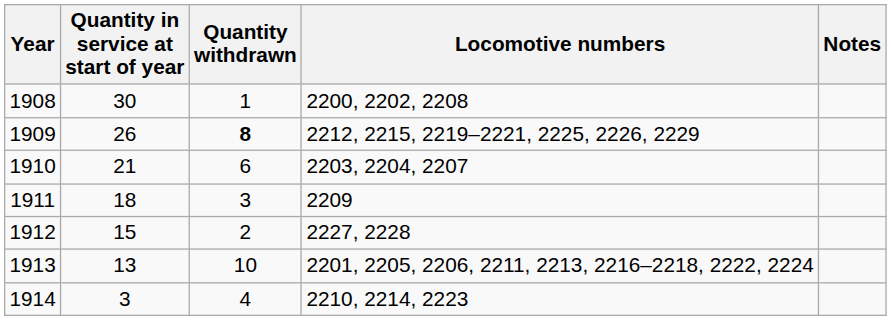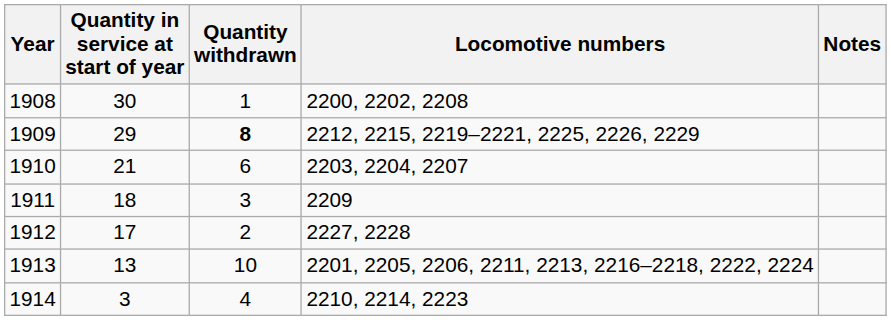(125, 133) 26 -> (125, 133) 29
(125, 232) 15 -> (125, 232) 17
